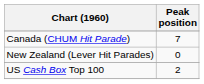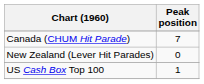(178, 70) 2 -> (178, 70) 1
